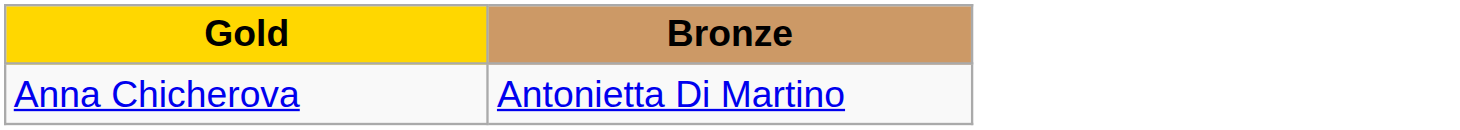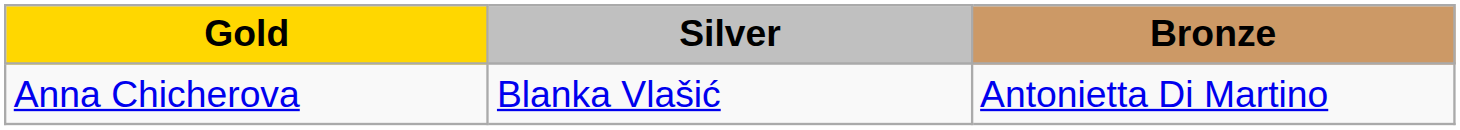+ column: (730, 34)
